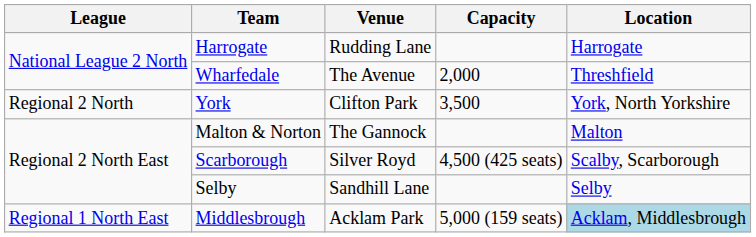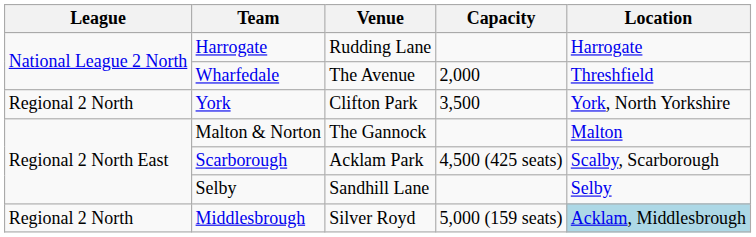(372, 160) Silver Royd -> (376, 160) Acklam Park
(89, 217) Regional 1 North East -> (71, 217) Regional 2 North
(376, 217) Acklam Park -> (372, 217) Silver Royd
